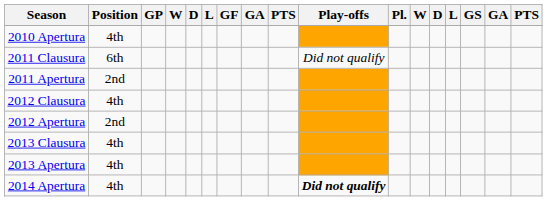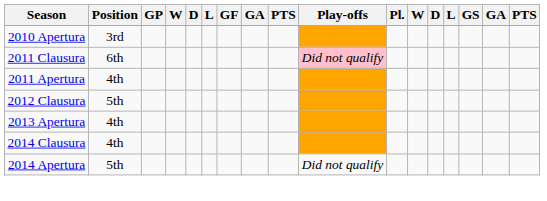(115, 36) 4th -> (115, 36) 3rd
(344, 57) no background -> (343, 57) pink background
(115, 79) 2nd -> (115, 79) 4th
(115, 100) 4th -> (115, 100) 5th
- row: (47, 121)
- row: (47, 143)
+ row: (47, 143)
(115, 185) 4th -> (115, 164) 5th
(344, 185) bold -> (343, 164) normal
